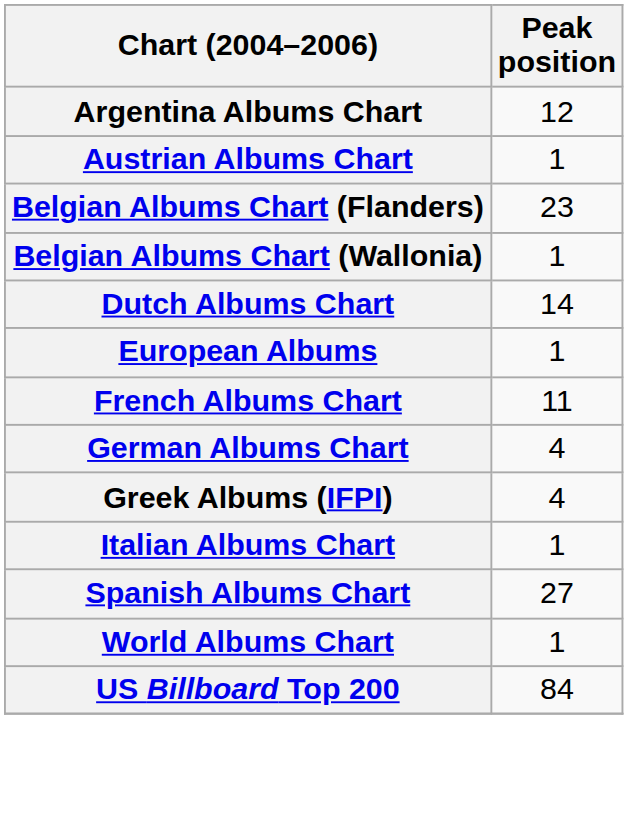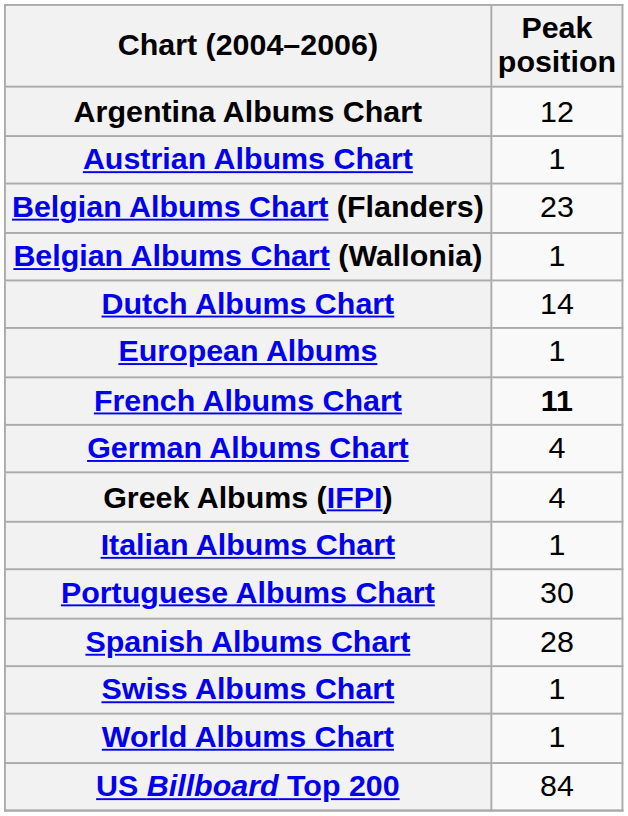(557, 400) normal -> (557, 400) bold
+ row: (248, 593)
(557, 593) 27 -> (557, 641) 28
+ row: (248, 689)
